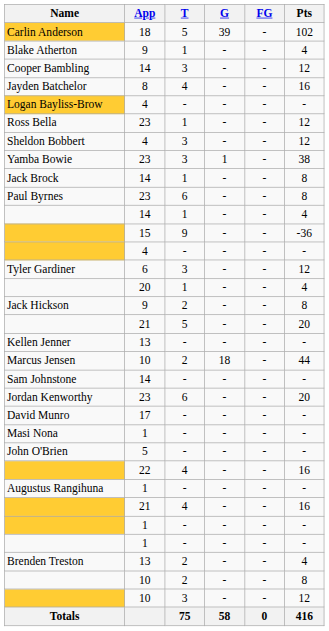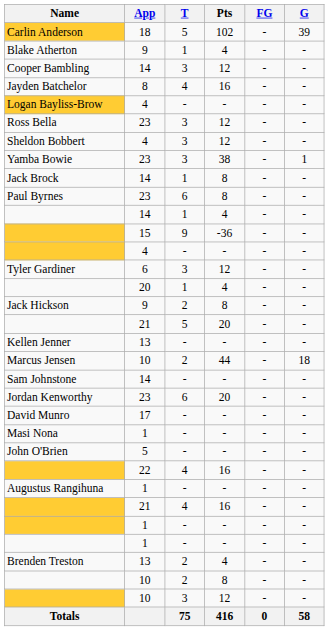columns swapped: (225, 13) <-> (304, 13)
(185, 123) 1 -> (185, 123) 3
